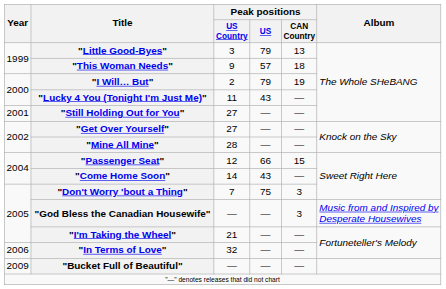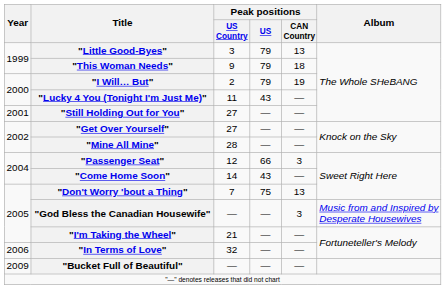(266, 66) 57 -> (266, 66) 79
(299, 160) 15 -> (299, 160) 3
(299, 192) 3 -> (299, 192) 13
